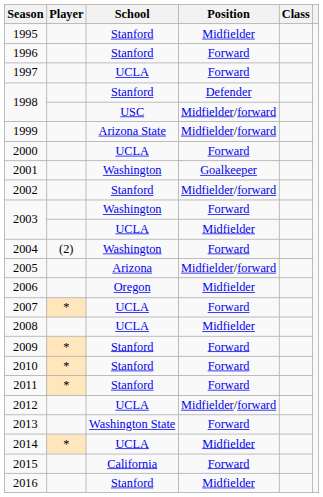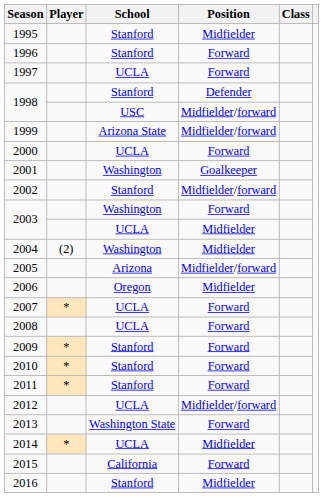(229, 248) Forward -> (229, 248) Midfielder
(229, 326) Midfielder -> (229, 326) Forward
